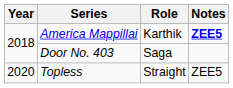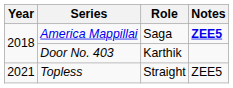(162, 33) Karthik -> (158, 33) Saga
(158, 53) Saga -> (162, 53) Karthik
(21, 72) 2020 -> (21, 72) 2021
